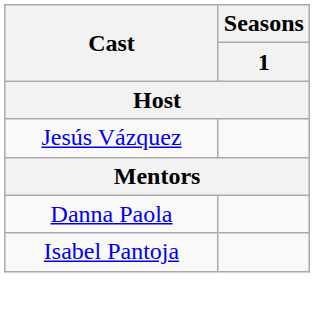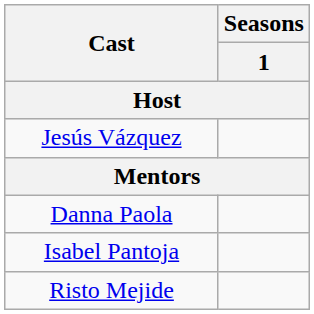+ row: (112, 289)
